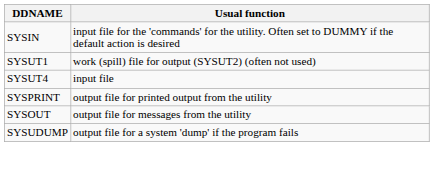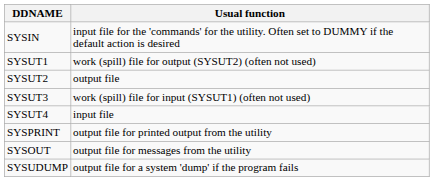+ row: (27, 79)
+ row: (27, 97)
